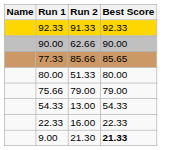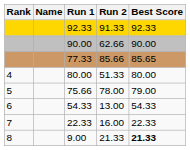+ column: (19, 12)
(83, 91) 79.00 -> (112, 91) 78.00
(83, 138) 21.30 -> (112, 138) 21.33
